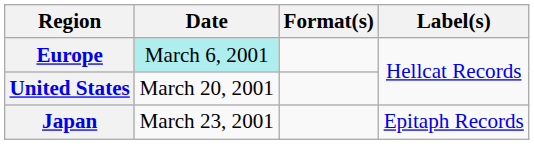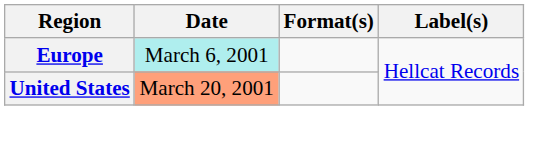(207, 88) no background -> (207, 88) lightsalmon background
- row: (70, 121)
